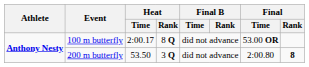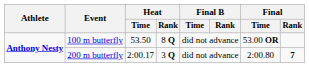(141, 40) 2:00.17 -> (141, 40) 53.50
(141, 55) 53.50 -> (141, 55) 2:00.17
(292, 55) 8 -> (292, 55) 7
